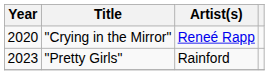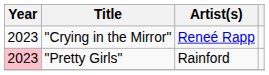(23, 37) 2020 -> (23, 37) 2023
(23, 59) no background -> (23, 59) pink background
